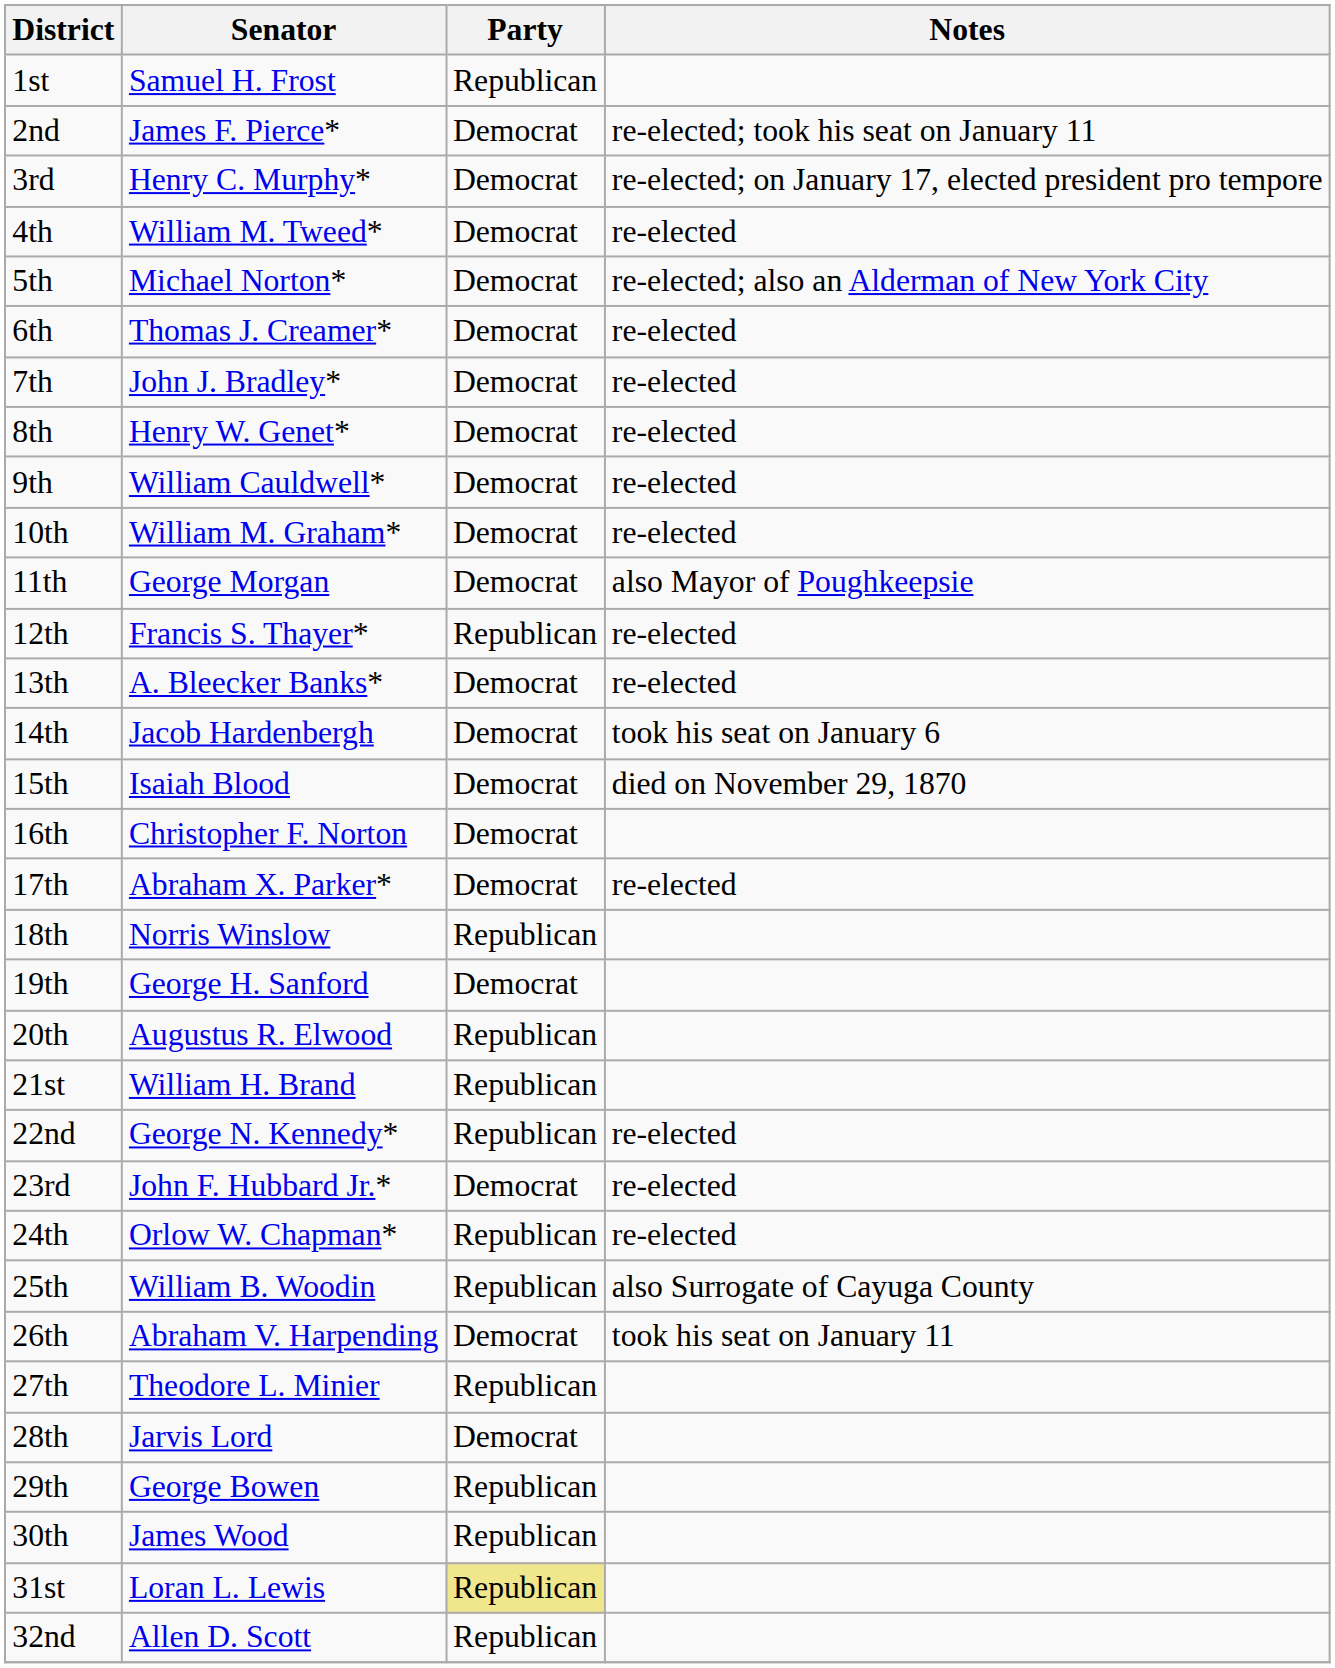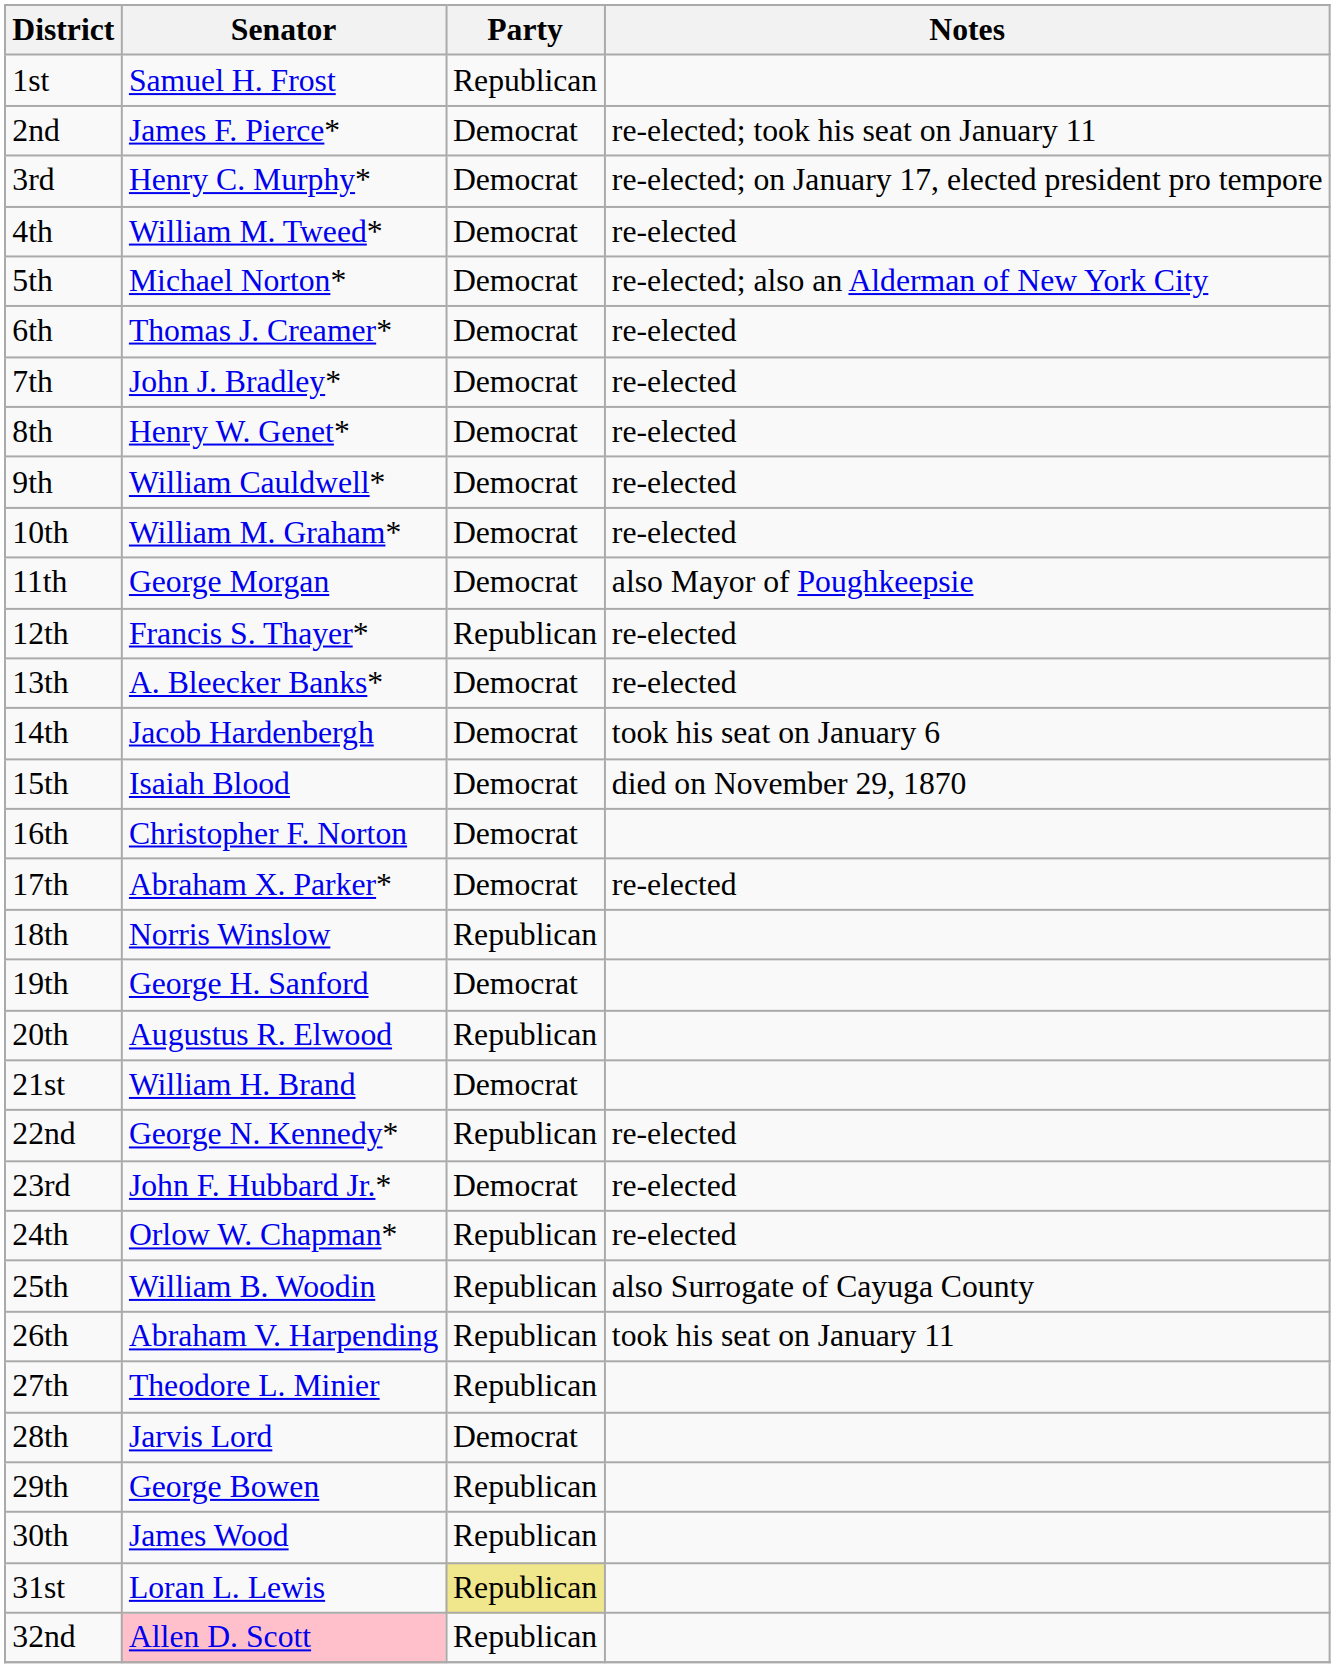(525, 1084) Republican -> (515, 1084) Democrat
(515, 1335) Democrat -> (525, 1335) Republican
(220, 1637) no background -> (220, 1637) pink background
